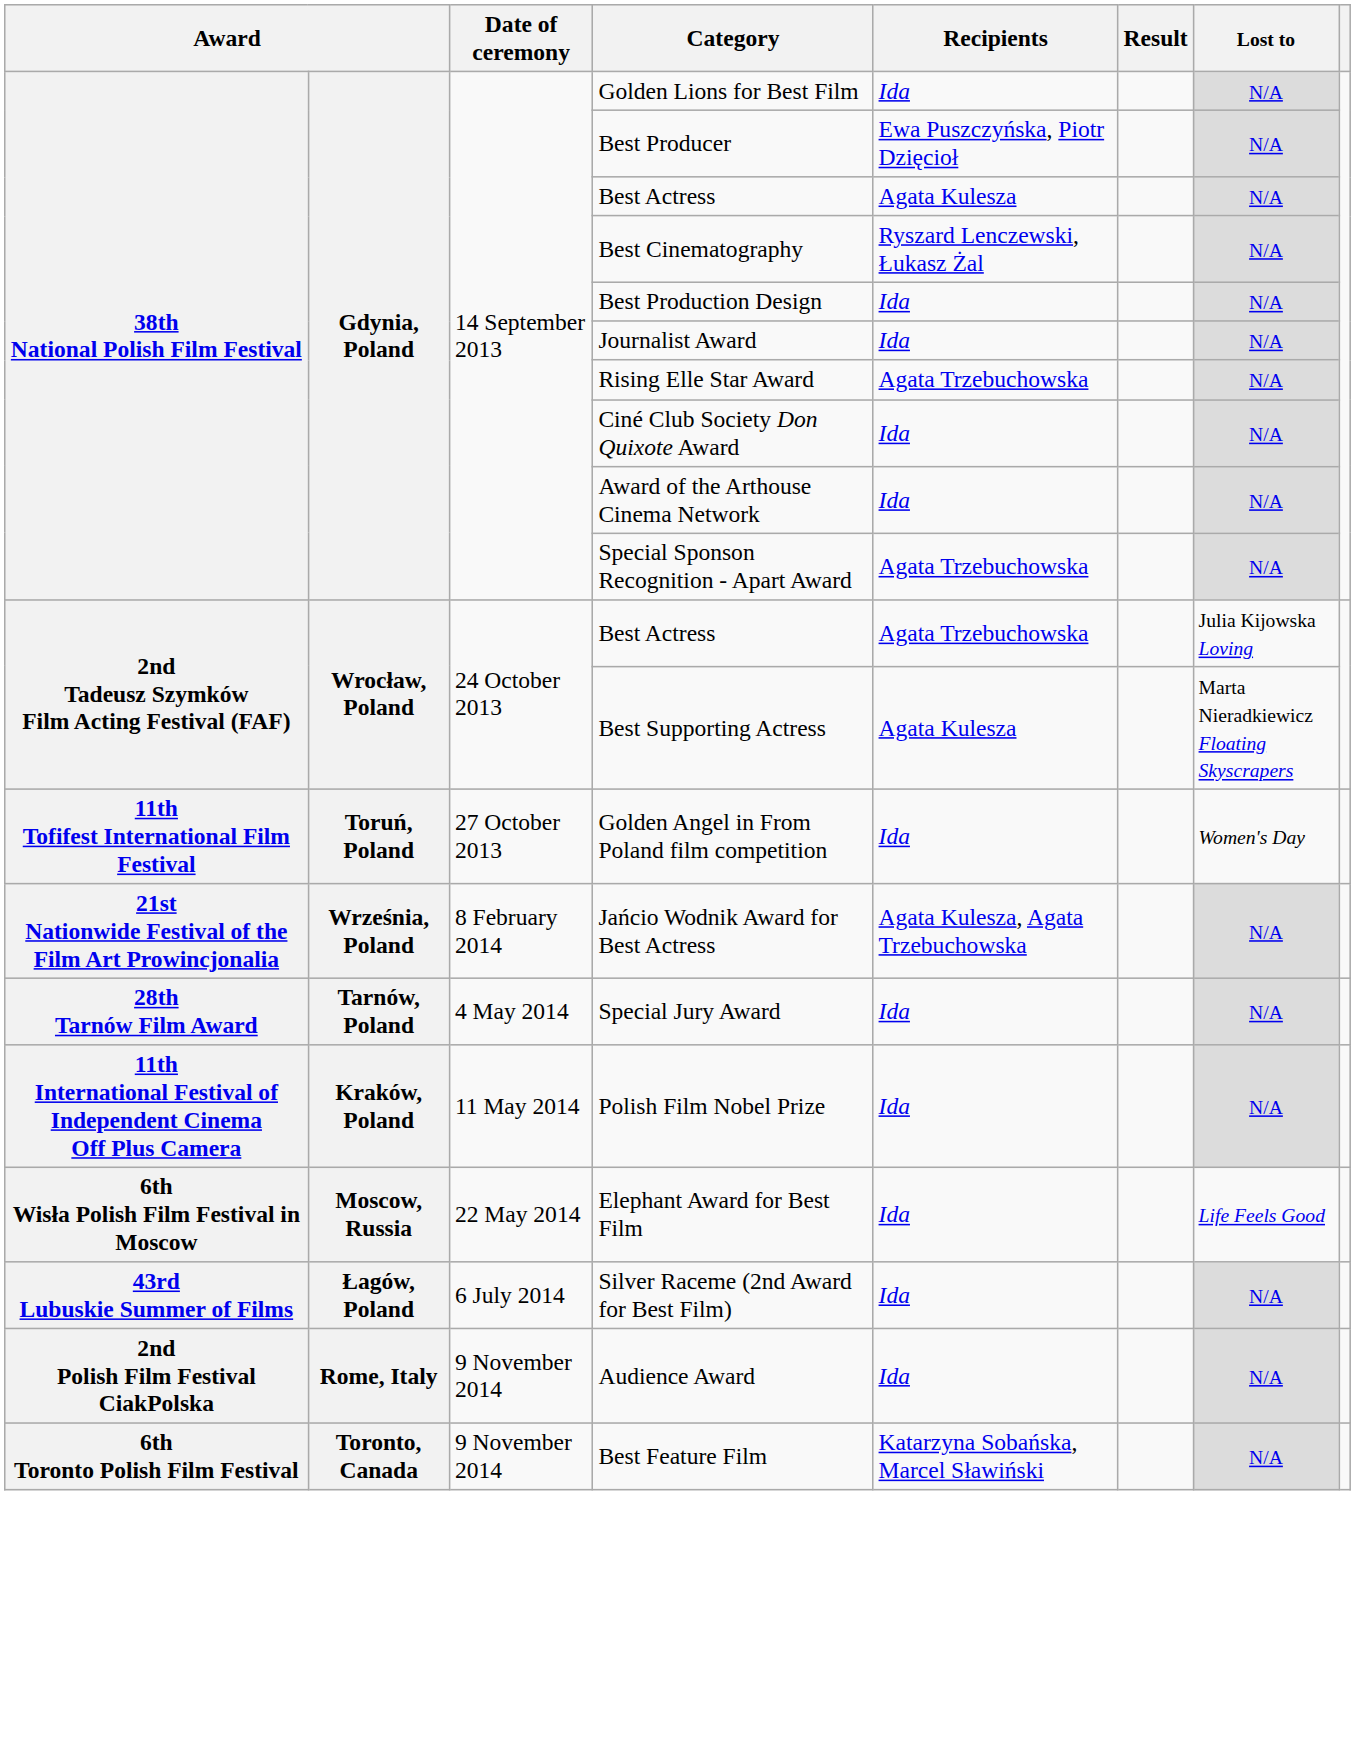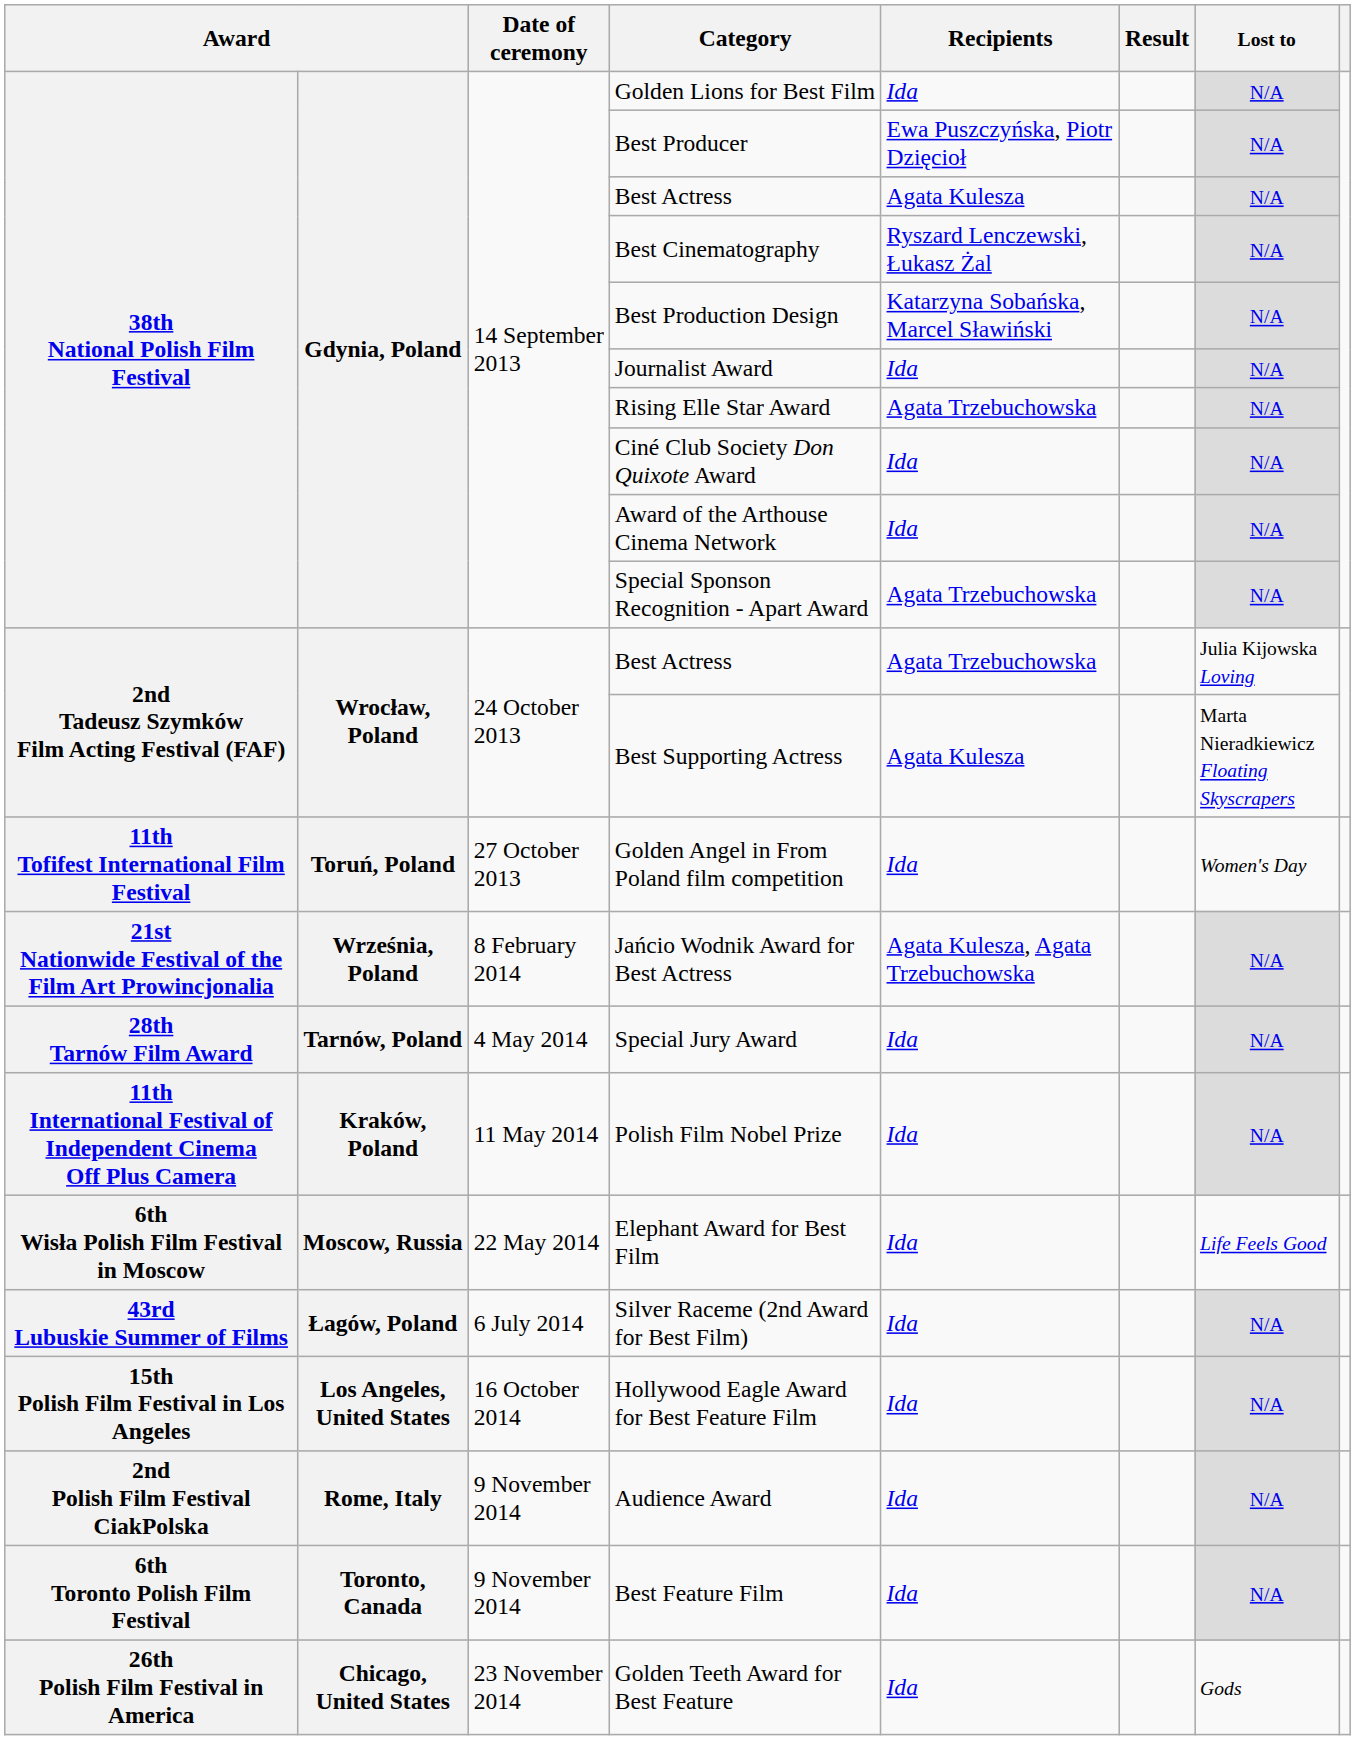(894, 302) Ida -> (986, 315) Katarzyna Sobańska, Marcel Sławiński
+ row: (151, 1403)
(978, 1456) Katarzyna Sobańska, Marcel Sławiński -> (902, 1593) Ida
+ row: (151, 1687)
